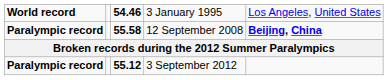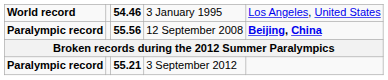(127, 30) 55.58 -> (127, 30) 55.56
(127, 65) 55.12 -> (127, 65) 55.21
